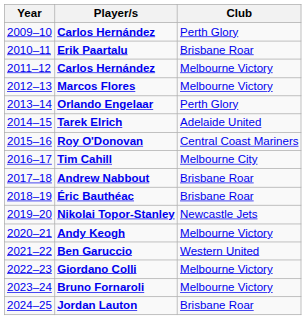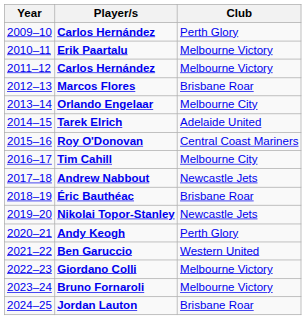(217, 50) Brisbane Roar -> (226, 50) Melbourne Victory
(226, 86) Melbourne Victory -> (217, 86) Brisbane Roar
(209, 104) Perth Glory -> (219, 104) Melbourne City
(217, 178) Brisbane Roar -> (219, 178) Newcastle Jets
(226, 232) Melbourne Victory -> (209, 232) Perth Glory
